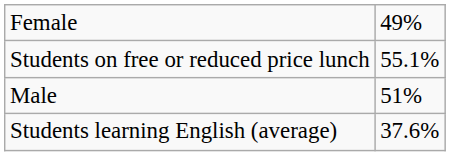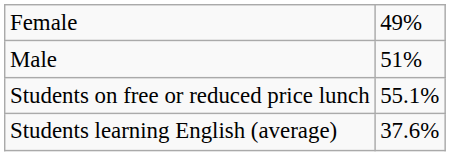rows swapped: (33, 95) <-> (190, 58)
